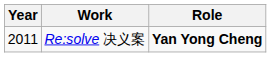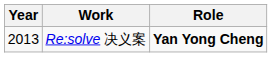(23, 39) 2011 -> (23, 39) 2013
